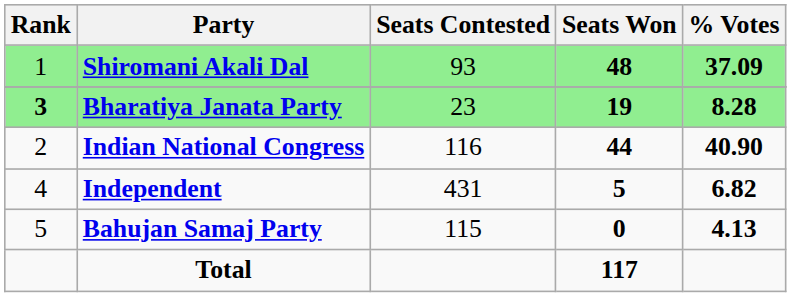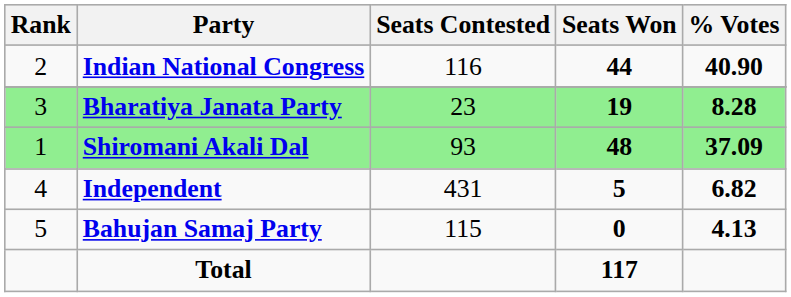rows swapped: (196, 65) <-> (224, 147)
(41, 106) bold -> (41, 106) normal
